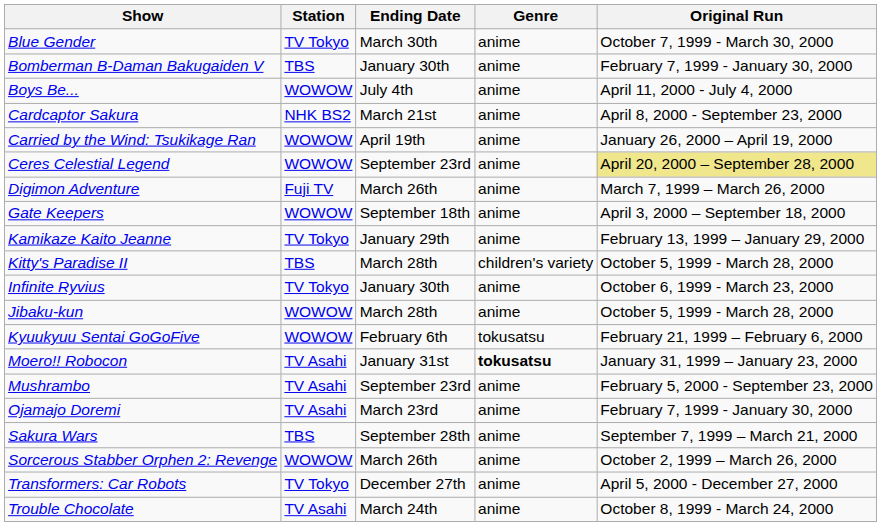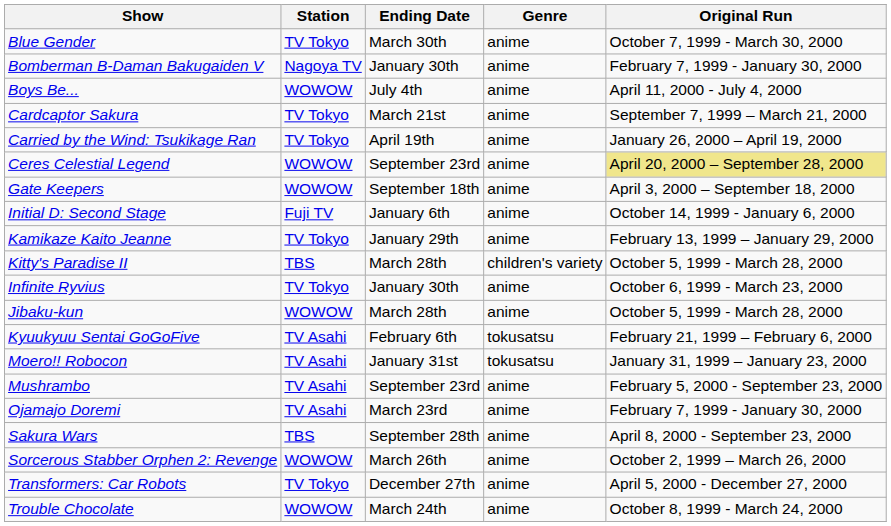(299, 66) TBS -> (323, 66) Nagoya TV
(318, 115) NHK BS2 -> (317, 115) TV Tokyo
(721, 115) April 8, 2000 - September 23, 2000 -> (738, 115) September 7, 1999 – March 21, 2000
(318, 139) WOWOW -> (317, 139) TV Tokyo
- row: (74, 189)
+ row: (87, 213)
(318, 336) WOWOW -> (315, 336) TV Asahi
(515, 361) bold -> (521, 361) normal
(729, 435) September 7, 1999 – March 21, 2000 -> (730, 435) April 8, 2000 - September 23, 2000
(315, 509) TV Asahi -> (318, 509) WOWOW
